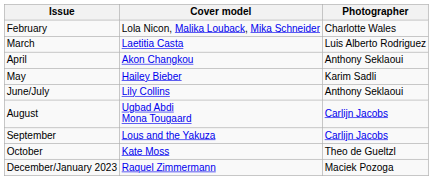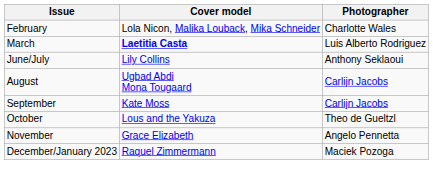(152, 44) normal -> (154, 44) bold
- row: (17, 60)
- row: (16, 76)
(169, 135) Lous and the Yakuza -> (145, 103) Kate Moss
(145, 151) Kate Moss -> (169, 119) Lous and the Yakuza
+ row: (30, 135)
